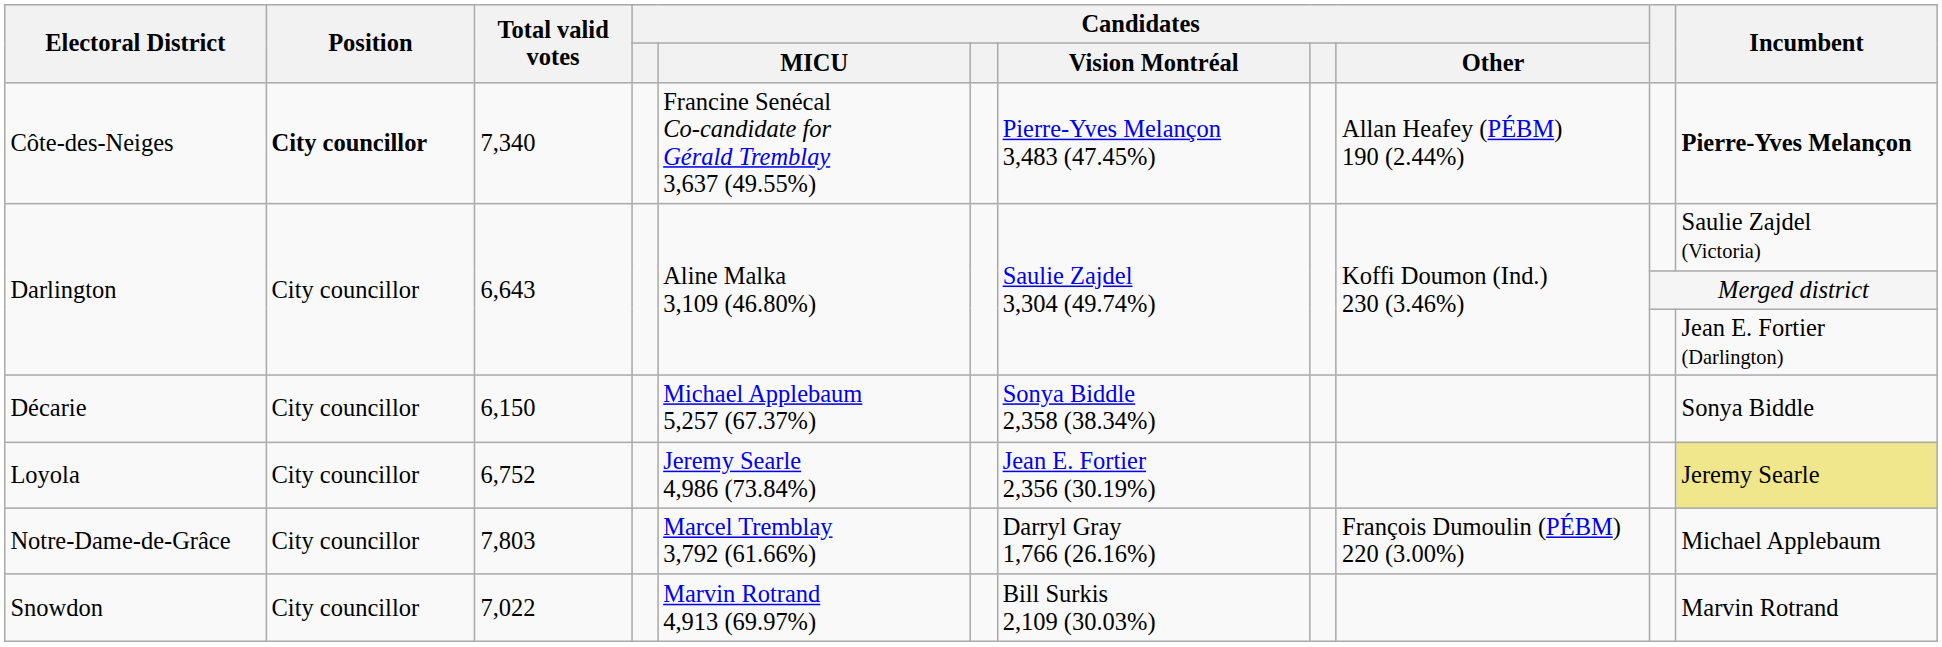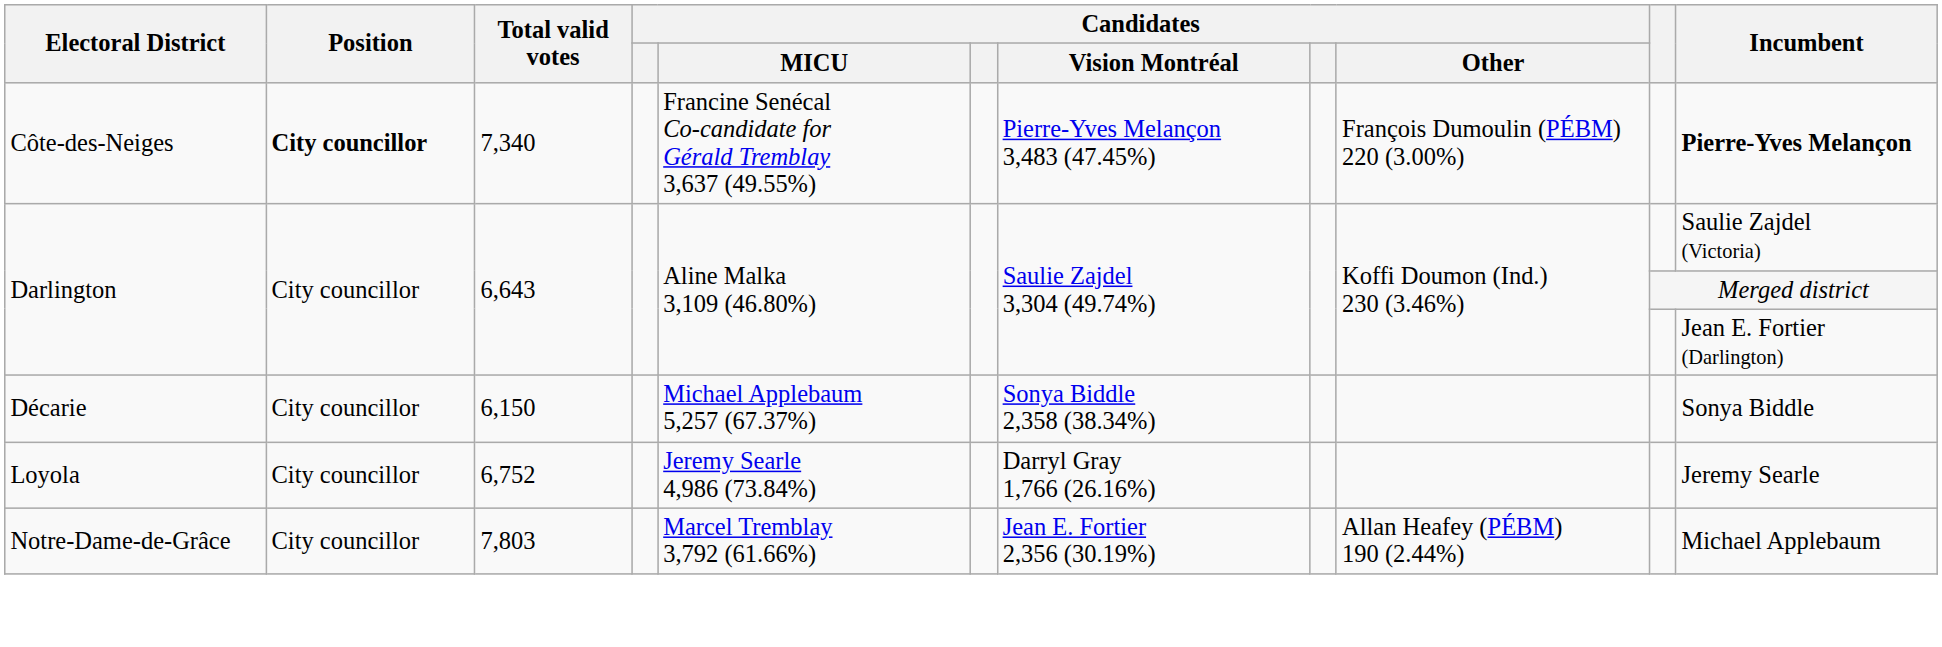(1452, 142) Allan Heafey (PÉBM) 190 (2.44%) -> (1481, 142) François Dumoulin (PÉBM) 220 (3.00%)
(1079, 474) Jean E. Fortier 2,356 (30.19%) -> (1079, 474) Darryl Gray 1,766 (26.16%)
(1751, 474) khaki background -> (1751, 474) no background
(1079, 541) Darryl Gray 1,766 (26.16%) -> (1079, 541) Jean E. Fortier 2,356 (30.19%)
(1481, 541) François Dumoulin (PÉBM) 220 (3.00%) -> (1452, 541) Allan Heafey (PÉBM) 190 (2.44%)
- row: (57, 607)
